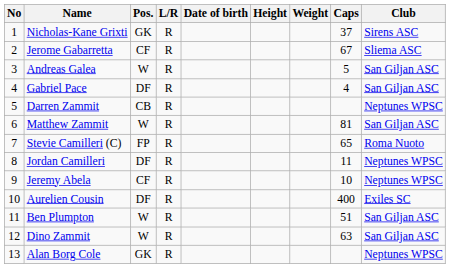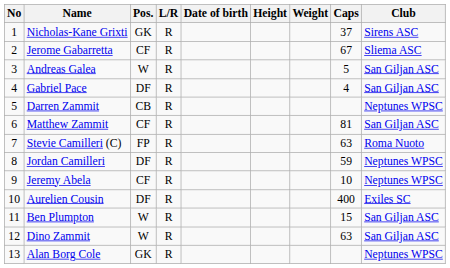(143, 124) W -> (143, 124) CF
(346, 143) 65 -> (346, 143) 63
(346, 161) 11 -> (346, 161) 59
(346, 217) 51 -> (346, 217) 15
